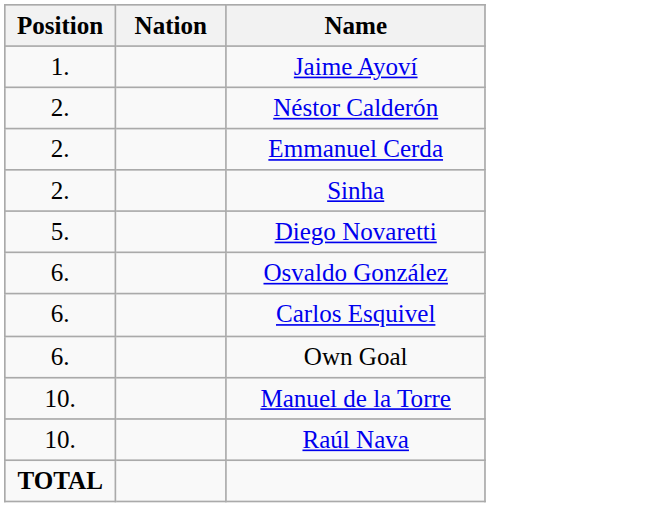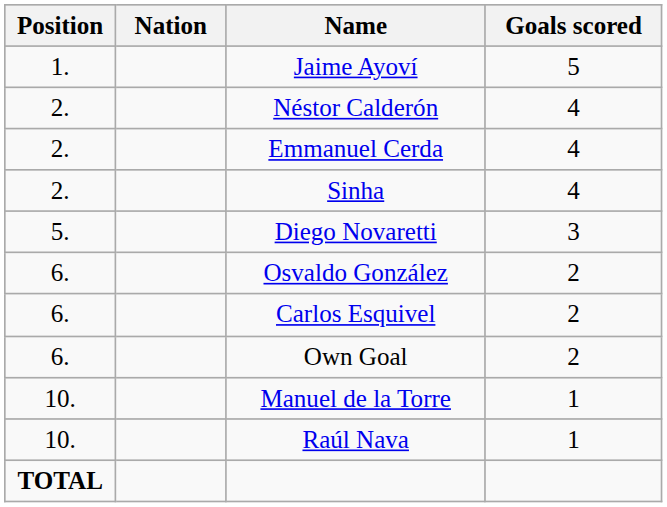+ column: (574, 25)
